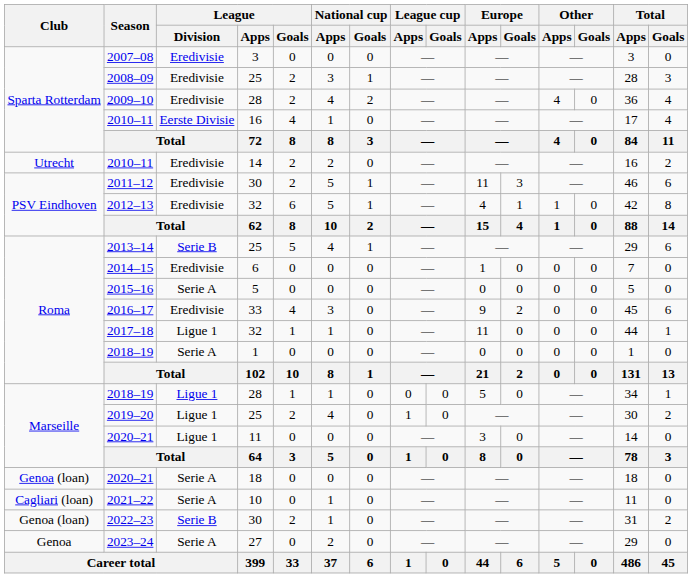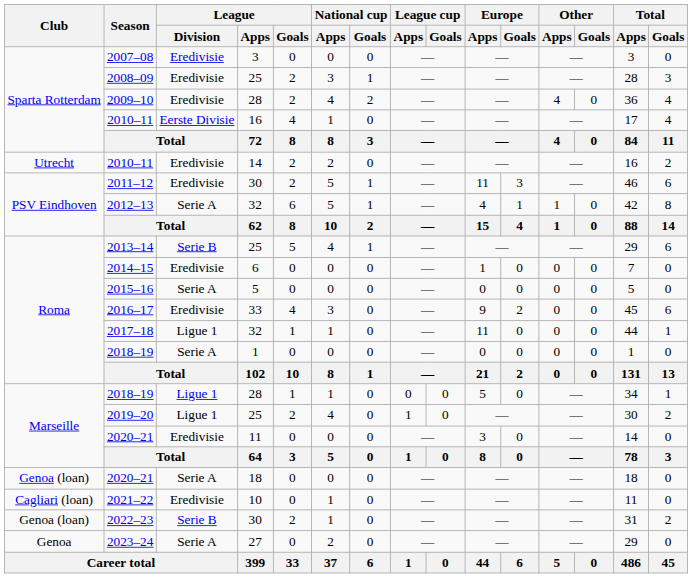(197, 204) Eredivisie -> (197, 204) Serie A
(197, 436) Ligue 1 -> (197, 436) Eredivisie
(197, 499) Serie A -> (197, 499) Eredivisie
